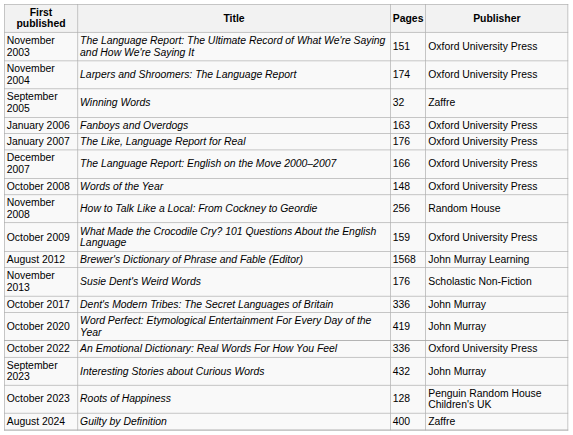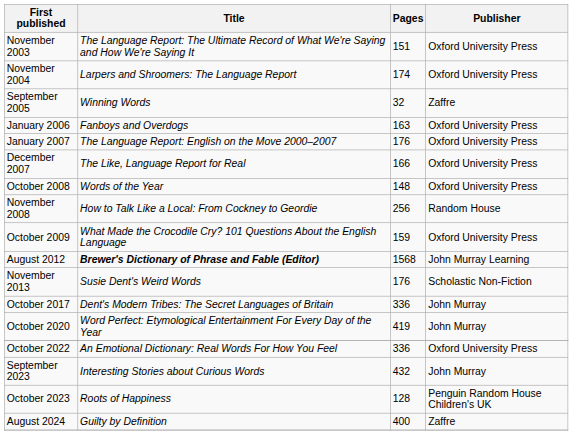(163, 142) The Like, Language Report for Real -> (208, 142) The Language Report: English on the Move 2000–2007
(208, 164) The Language Report: English on the Move 2000–2007 -> (163, 164) The Like, Language Report for Real
(191, 259) normal -> (200, 259) bold
